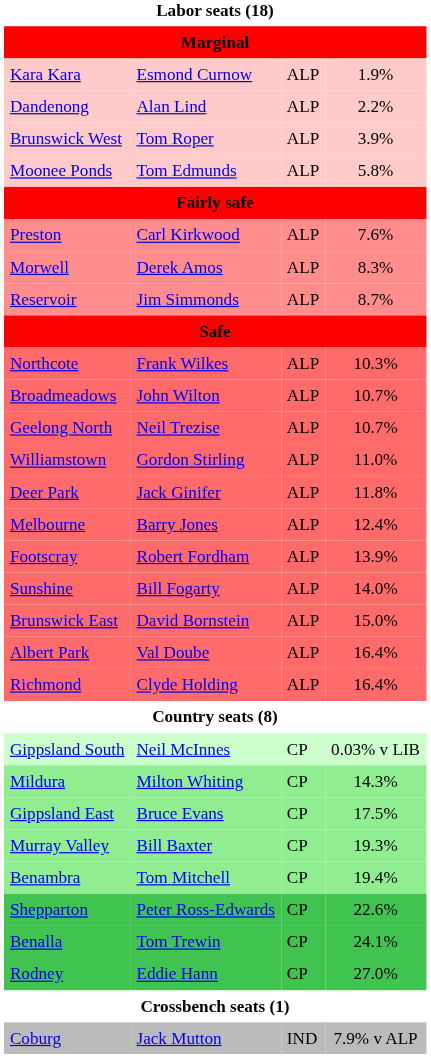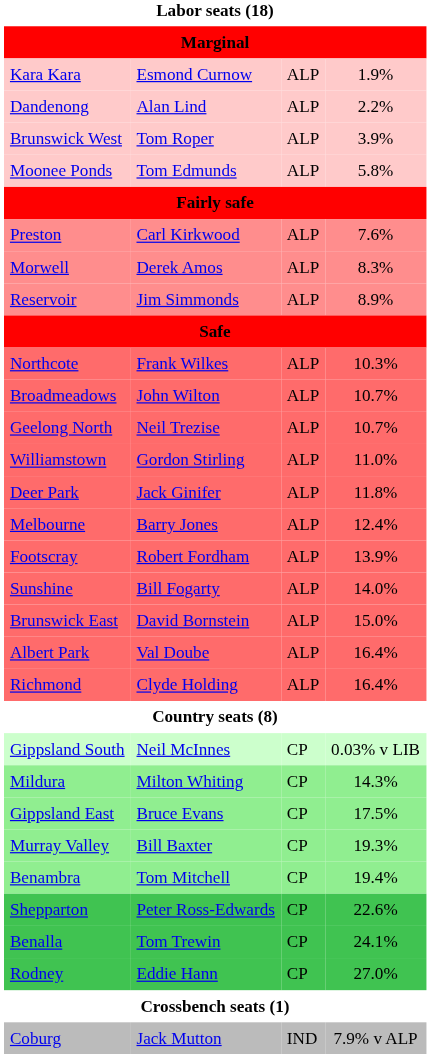(376, 298) 8.7% -> (376, 298) 8.9%
